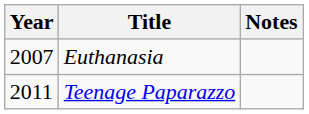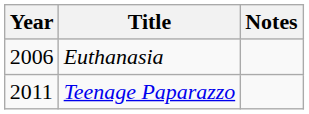(32, 56) 2007 -> (32, 56) 2006
